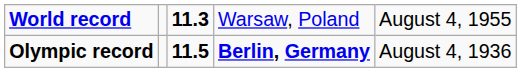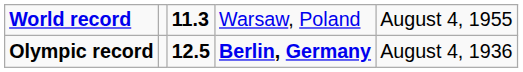(190, 51) 11.5 -> (191, 51) 12.5
